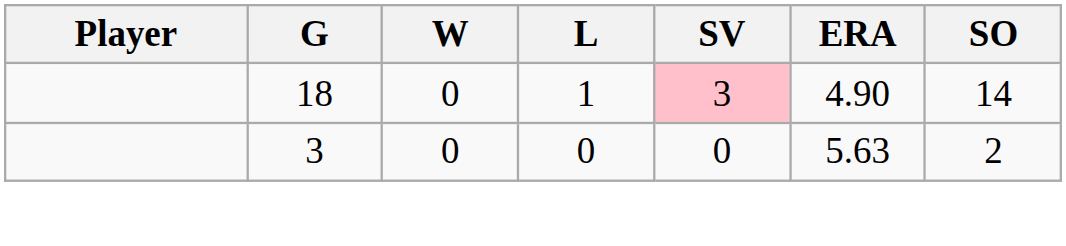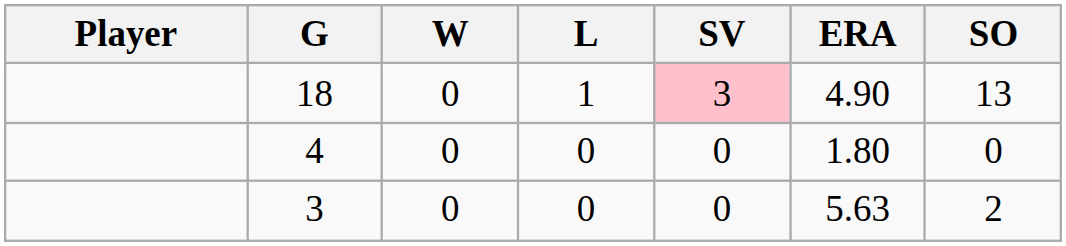(994, 92) 14 -> (994, 92) 13
+ row: (315, 151)
